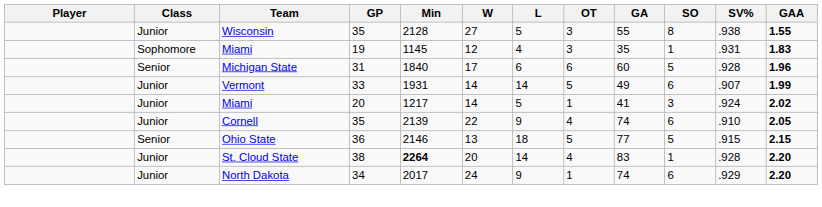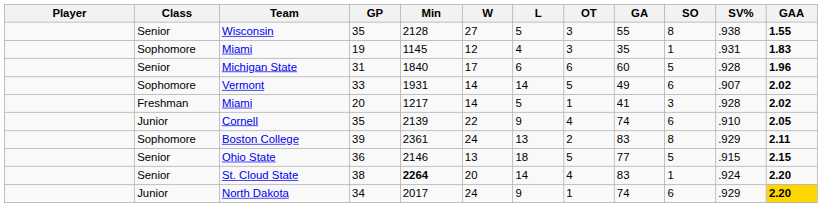(153, 31) Junior -> (154, 31) Senior
(153, 85) Junior -> (167, 85) Sophomore
(780, 85) 1.99 -> (780, 85) 2.02
(153, 103) Junior -> (163, 103) Freshman
(729, 103) .924 -> (729, 103) .928
+ row: (260, 139)
(153, 157) Junior -> (154, 175) Senior
(729, 157) .928 -> (729, 175) .924
(780, 175) no background -> (780, 193) gold background
